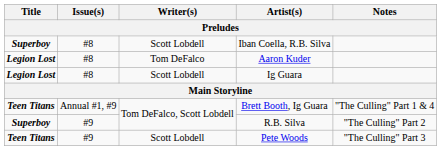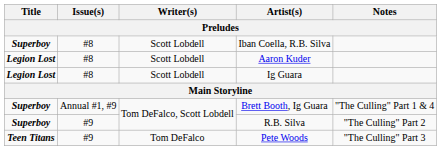(177, 59) Tom DeFalco -> (177, 59) Scott Lobdell
(31, 106) Teen Titans -> (31, 106) Superboy
(177, 138) Scott Lobdell -> (177, 138) Tom DeFalco
